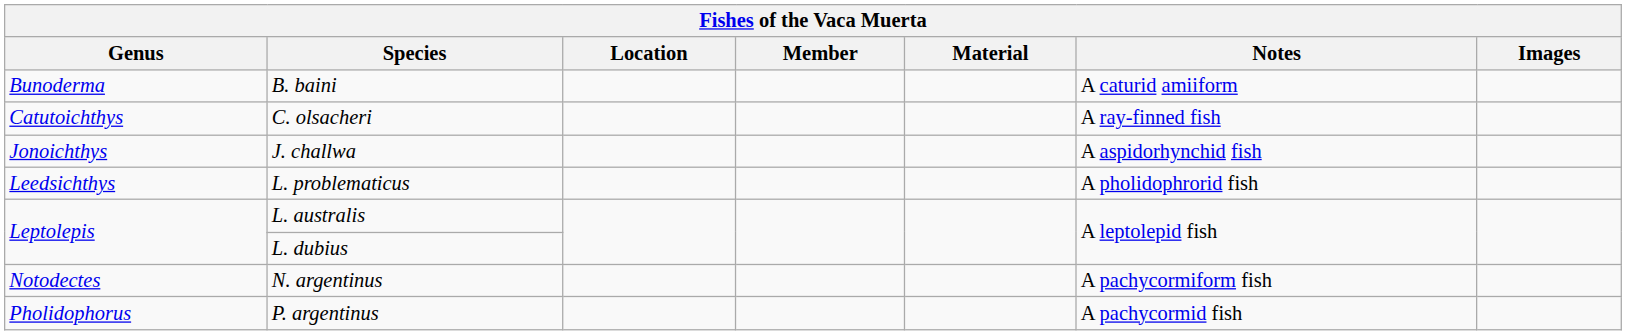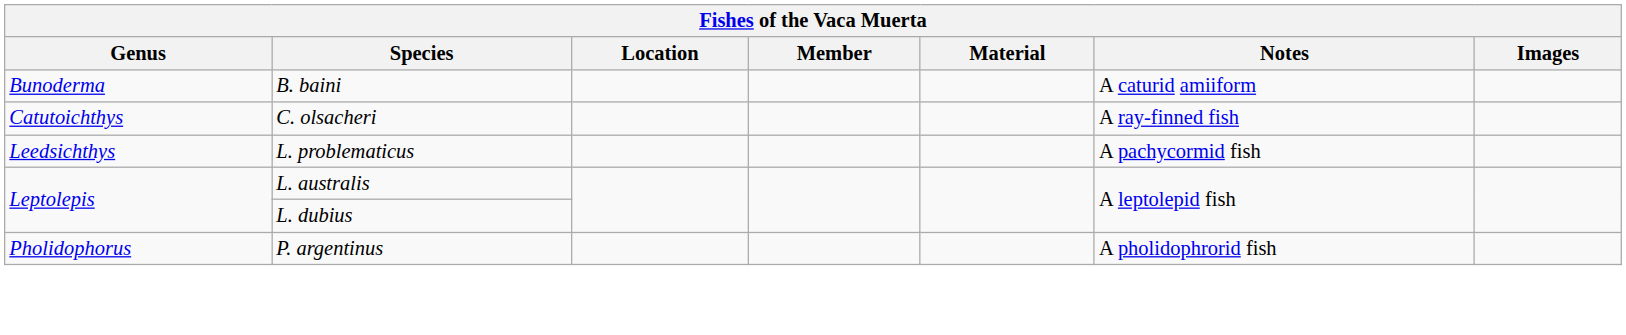- row: (314, 150)
(1170, 183) A pholidophrorid fish -> (1180, 150) A pachycormid fish
- row: (327, 280)
(1162, 313) A pachycormid fish -> (1188, 248) A pholidophrorid fish
